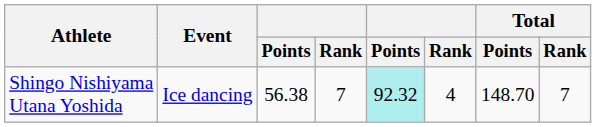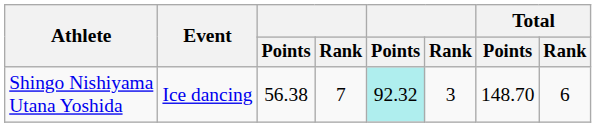(451, 94) 4 -> (451, 94) 3
(565, 94) 7 -> (565, 94) 6
